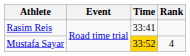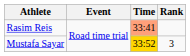(144, 28) no background -> (144, 28) lightsalmon background
(172, 43) 4 -> (172, 43) 3
